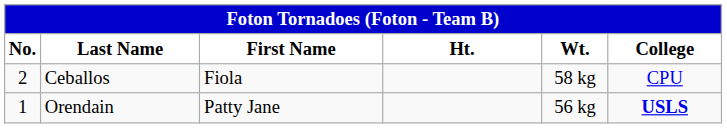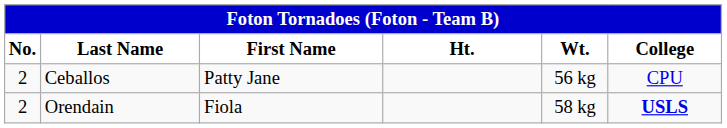(223, 78) Fiola -> (242, 78) Patty Jane
(575, 78) 58 kg -> (575, 78) 56 kg
(23, 107) 1 -> (23, 107) 2
(242, 107) Patty Jane -> (223, 107) Fiola
(575, 107) 56 kg -> (575, 107) 58 kg
